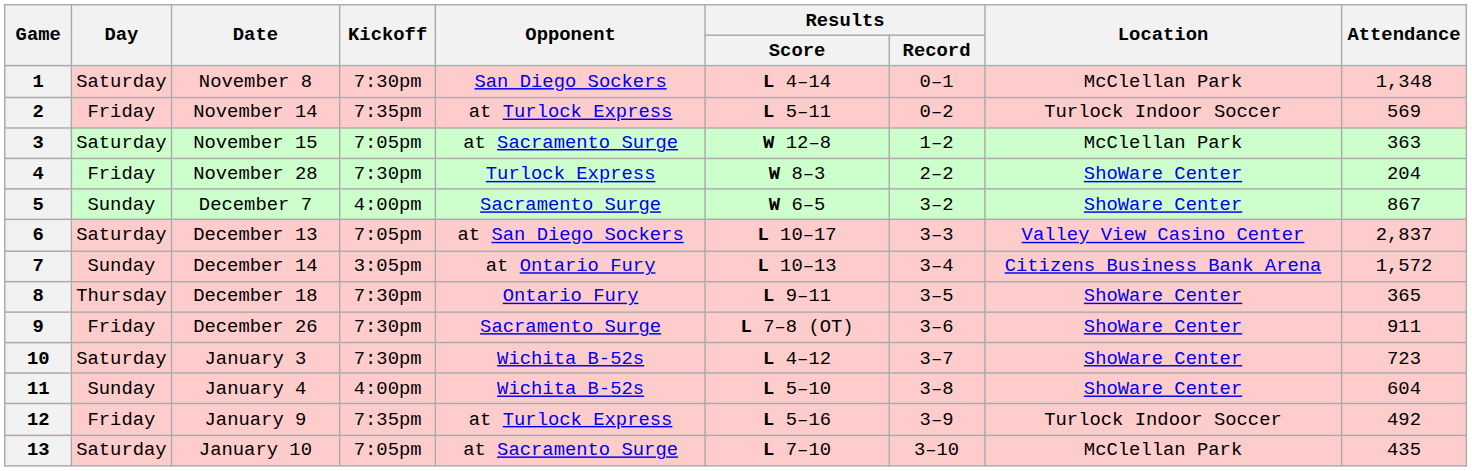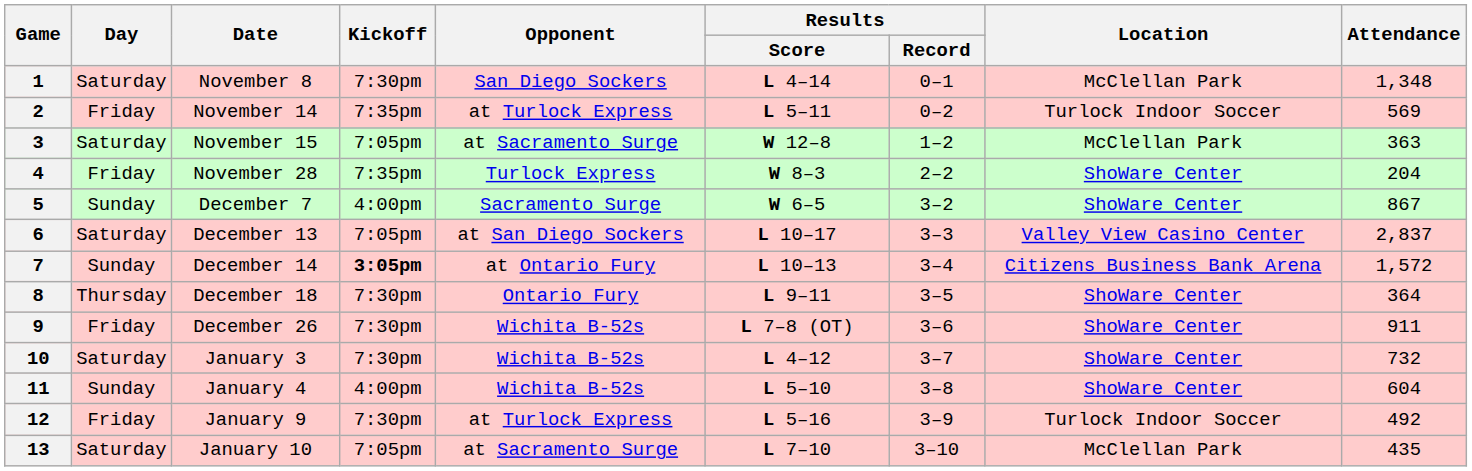(388, 174) 7:30pm -> (388, 174) 7:35pm
(388, 266) normal -> (388, 266) bold
(1404, 297) 365 -> (1404, 297) 364
(571, 327) Sacramento Surge -> (571, 327) Wichita B-52s
(1404, 358) 723 -> (1404, 358) 732
(388, 419) 7:35pm -> (388, 419) 7:30pm
